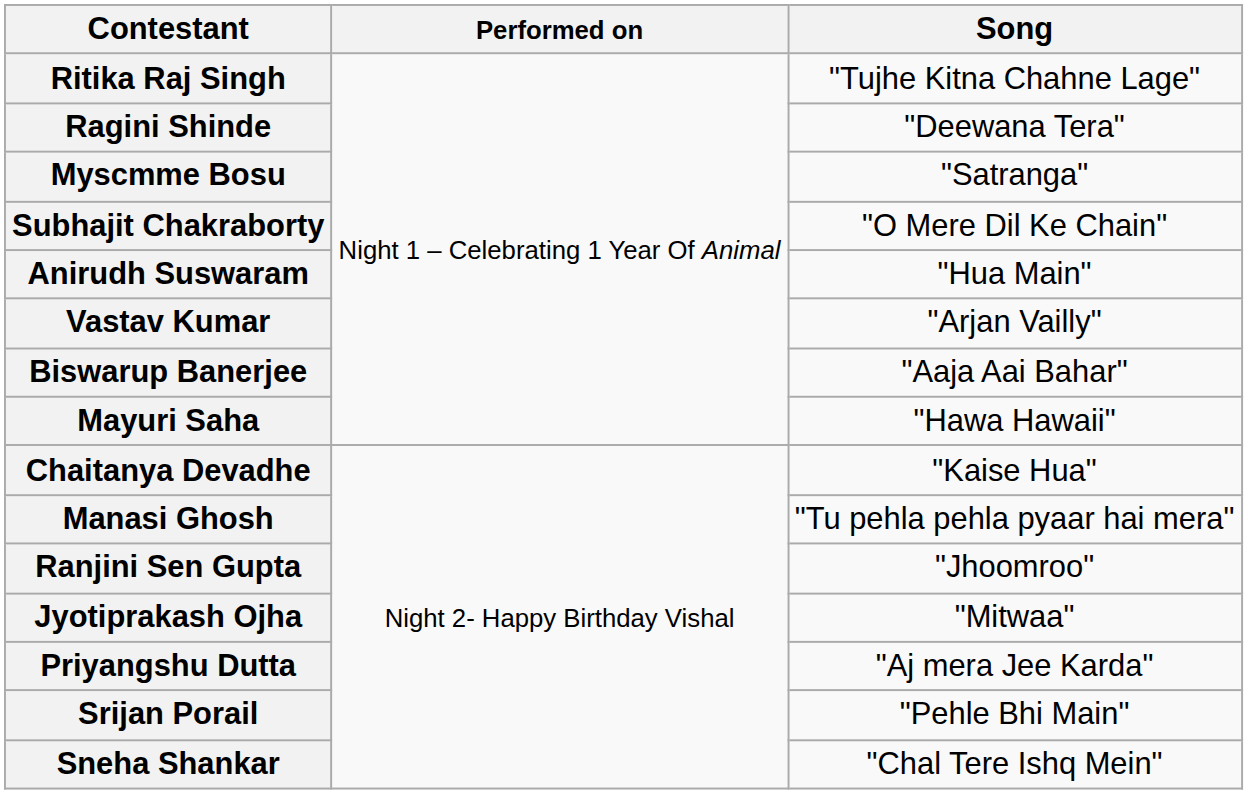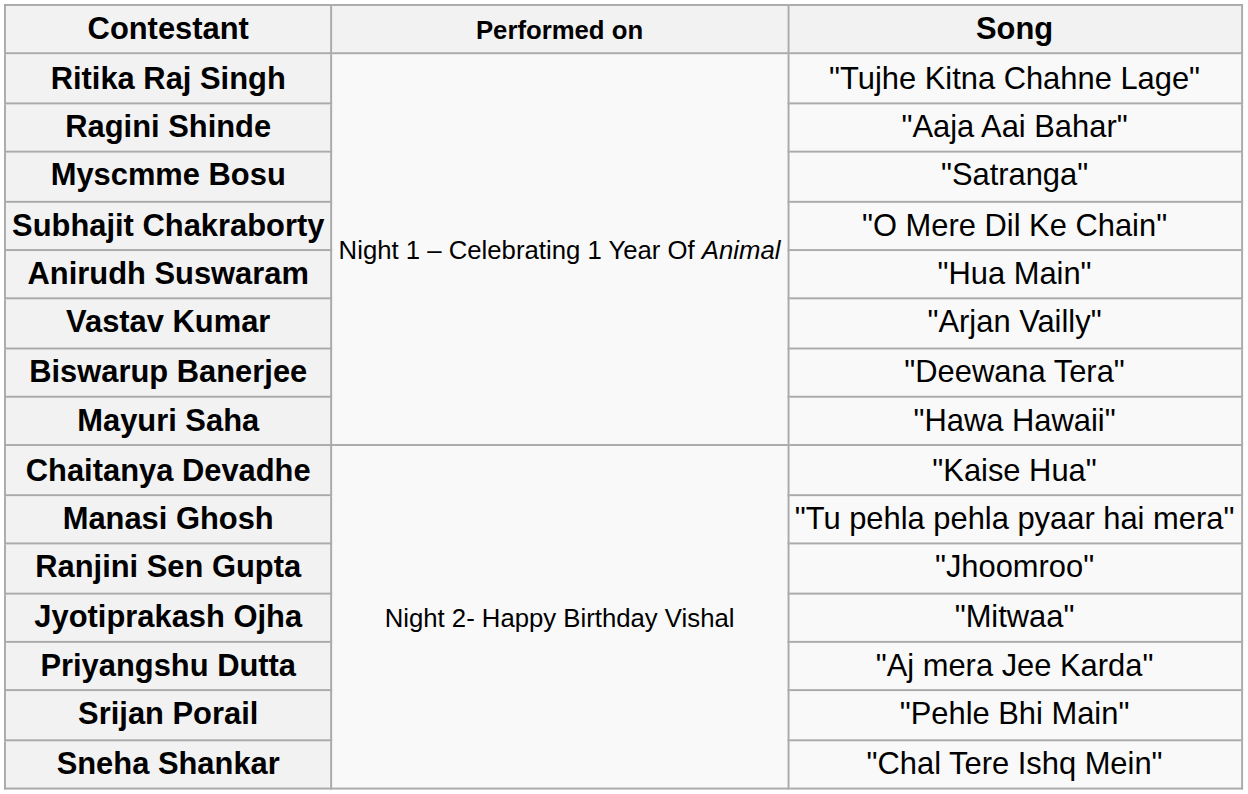(1015, 126) "Deewana Tera" -> (1015, 126) "Aaja Aai Bahar"
(1015, 371) "Aaja Aai Bahar" -> (1015, 371) "Deewana Tera"
